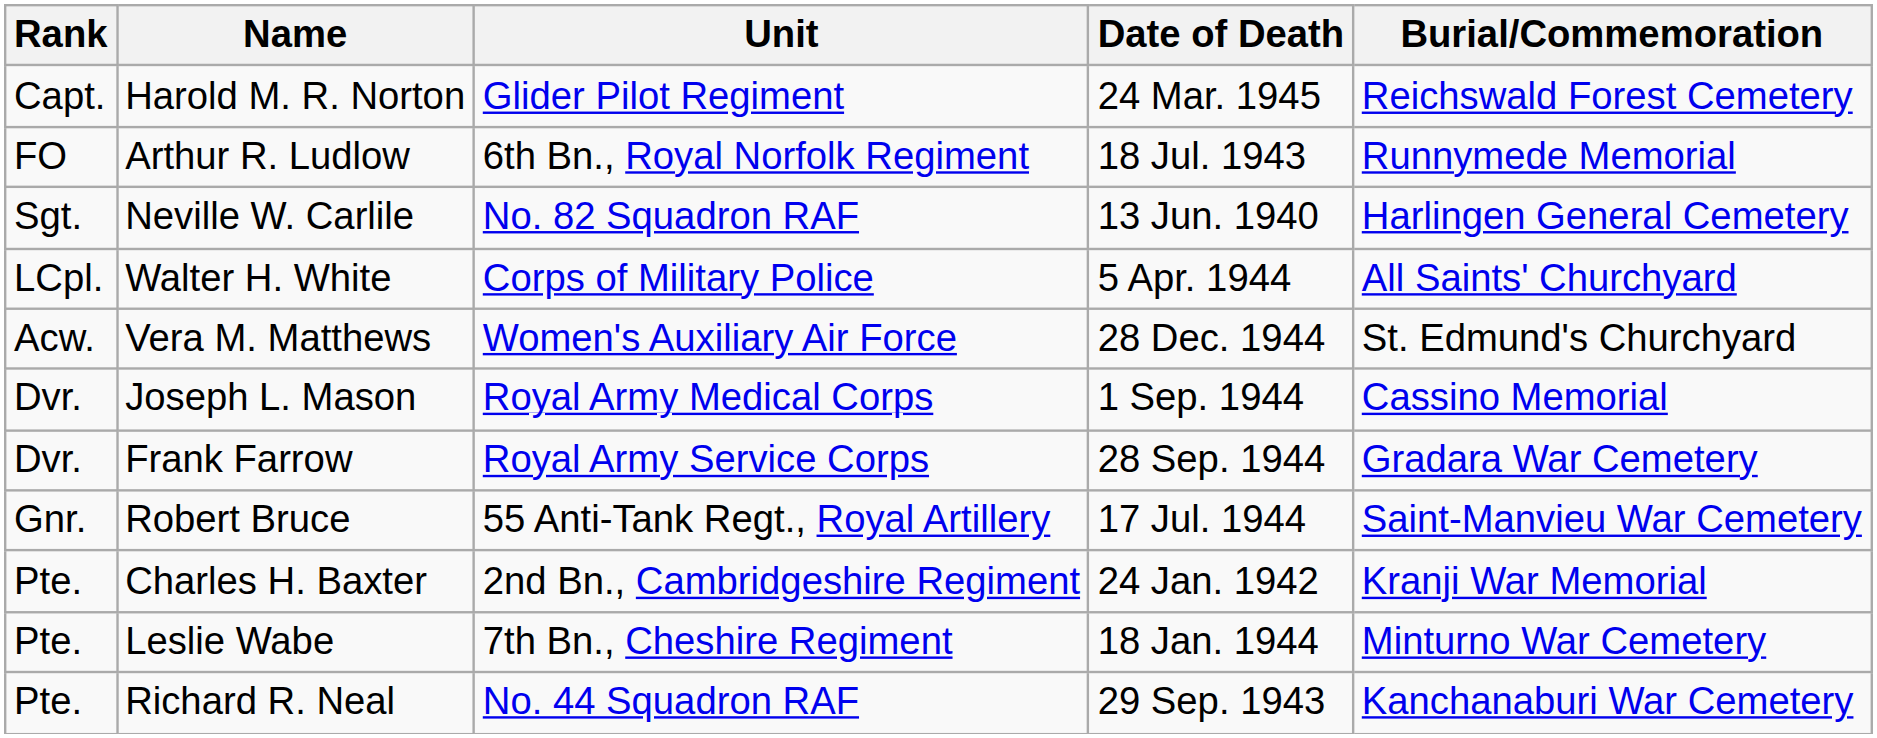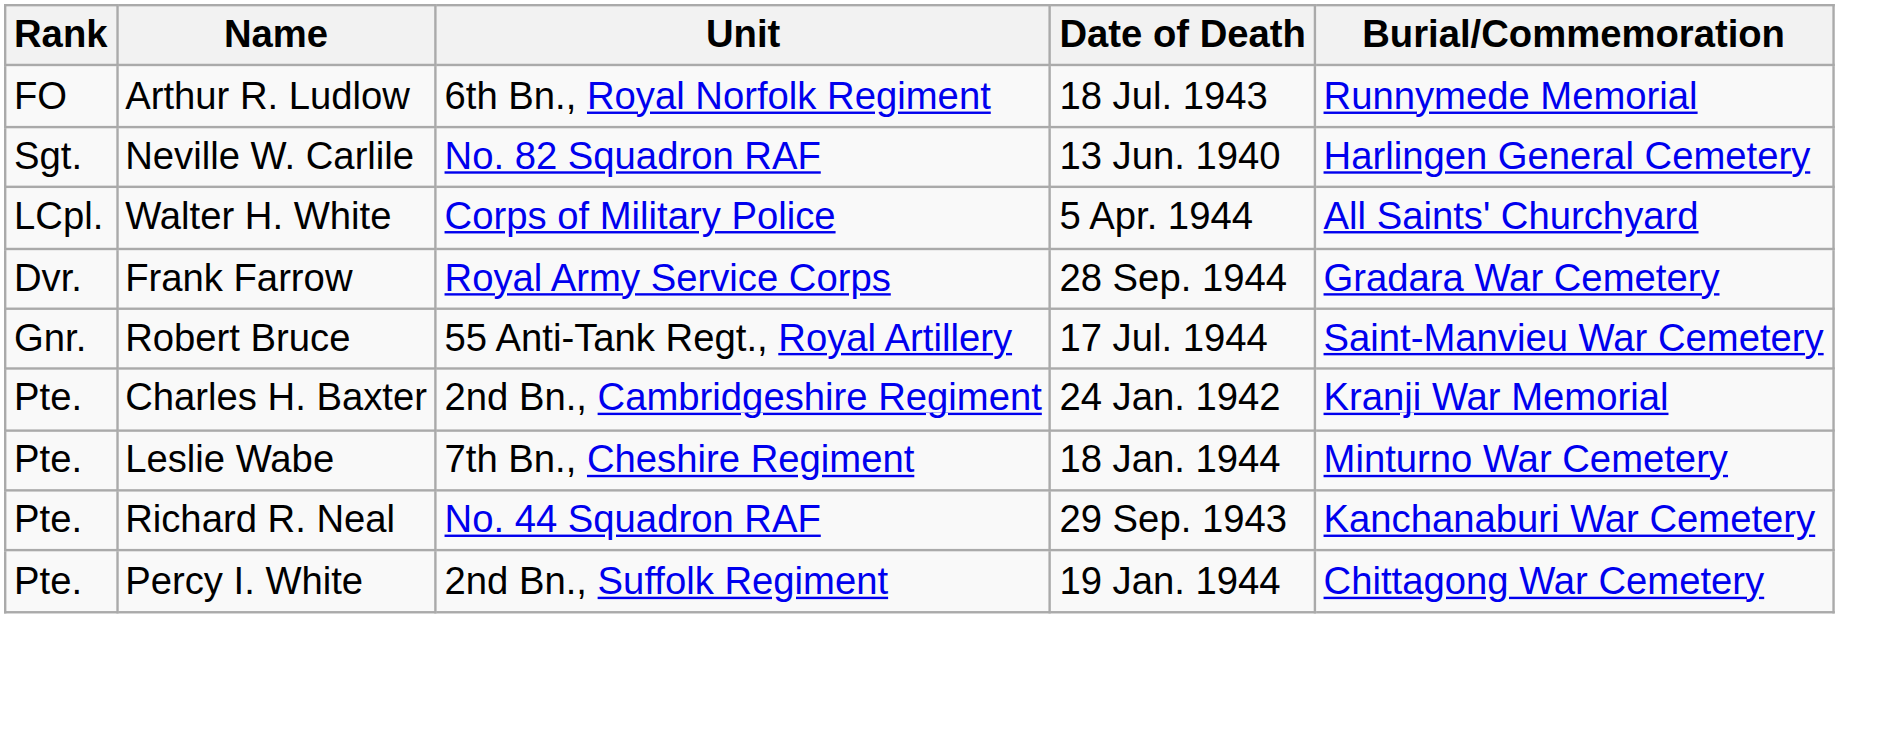- row: (295, 95)
- row: (278, 338)
- row: (271, 398)
+ row: (244, 580)
